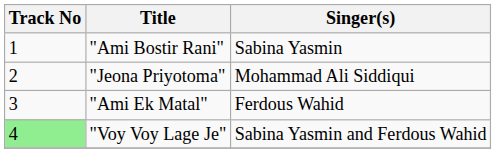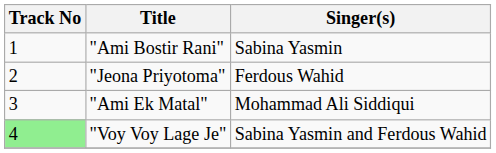(325, 76) Mohammad Ali Siddiqui -> (289, 76) Ferdous Wahid
(289, 104) Ferdous Wahid -> (325, 104) Mohammad Ali Siddiqui
